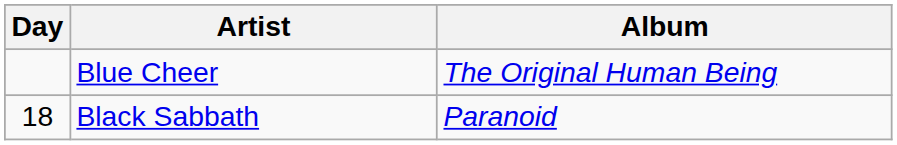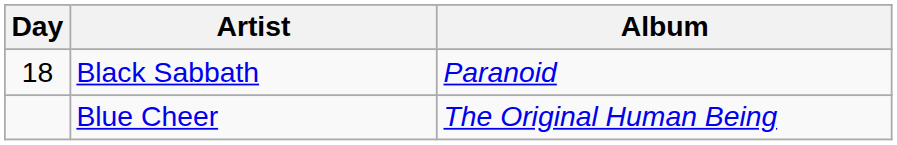rows swapped: (168, 116) <-> (147, 71)
